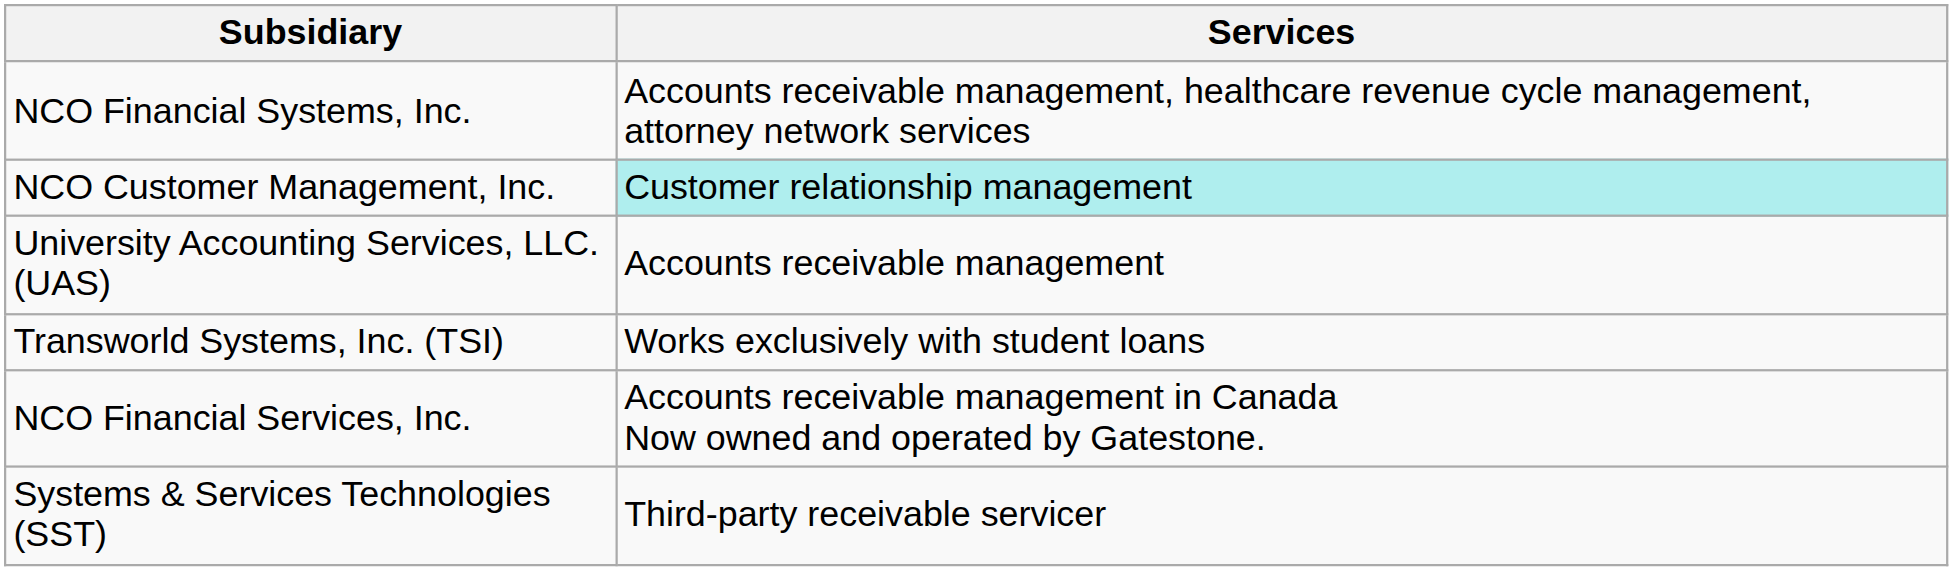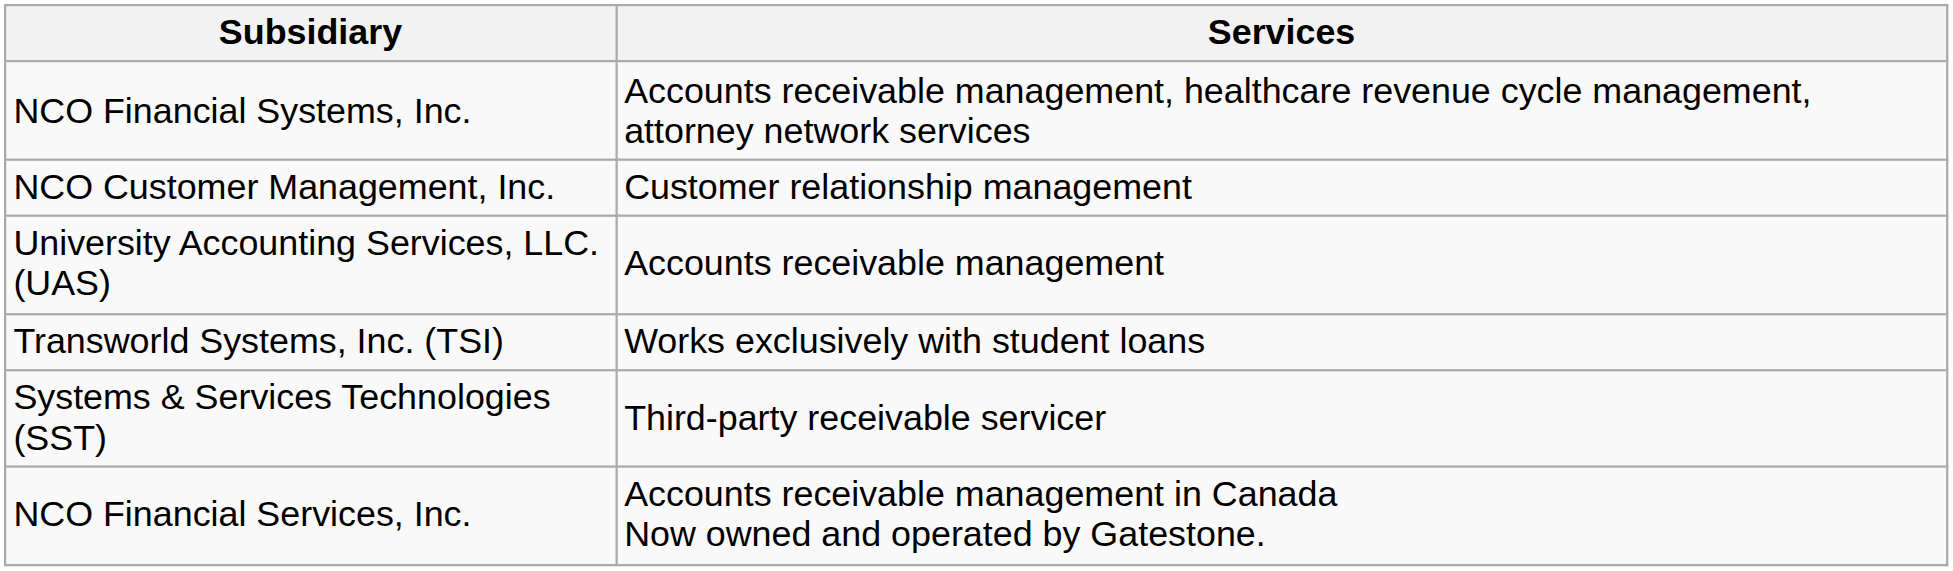(908, 186) paleturquoise background -> (908, 186) no background
rows swapped: (282, 515) <-> (242, 417)
